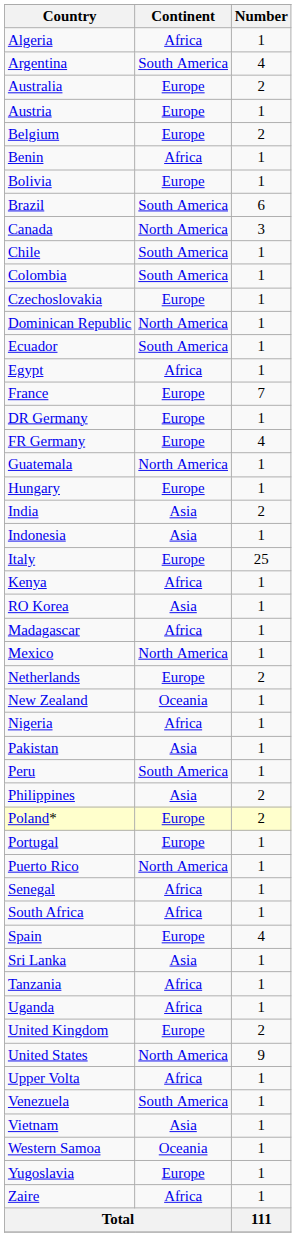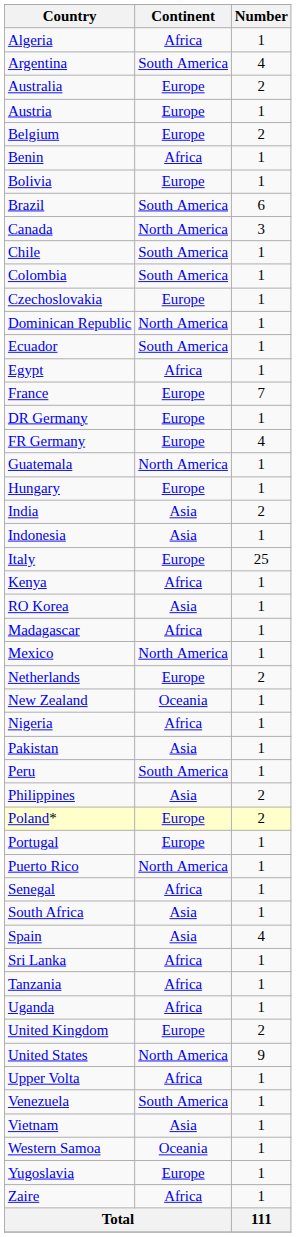(183, 913) Africa -> (183, 913) Asia
(183, 936) Europe -> (183, 936) Asia
(183, 960) Asia -> (183, 960) Africa
